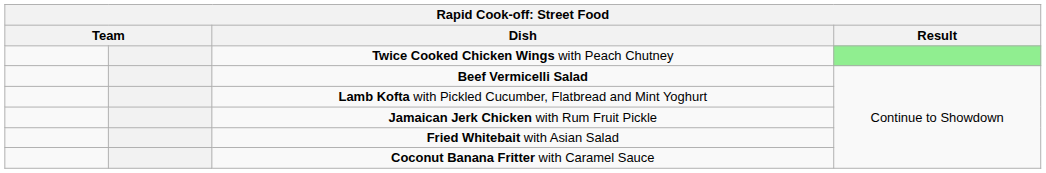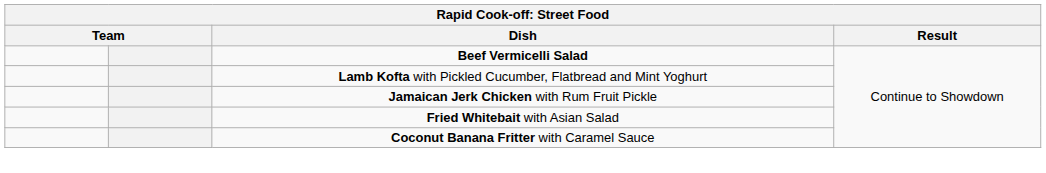- row: (523, 56)
